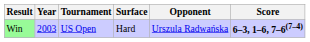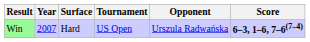columns swapped: (86, 12) <-> (132, 12)
(47, 28) 2003 -> (47, 28) 2007
